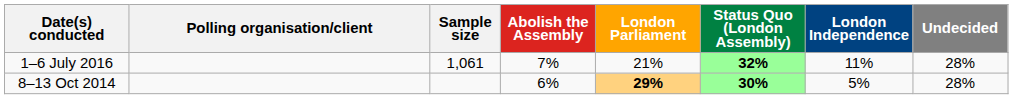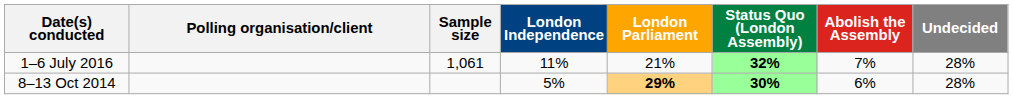columns swapped: (859, 28) <-> (548, 28)
